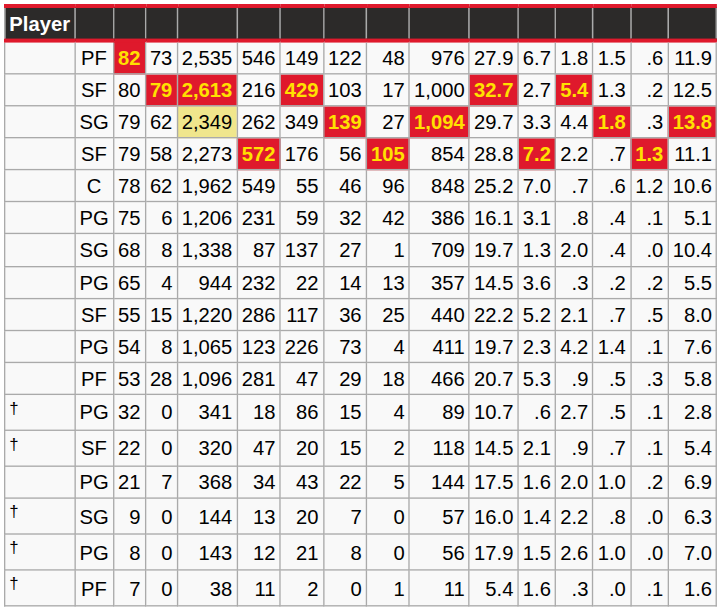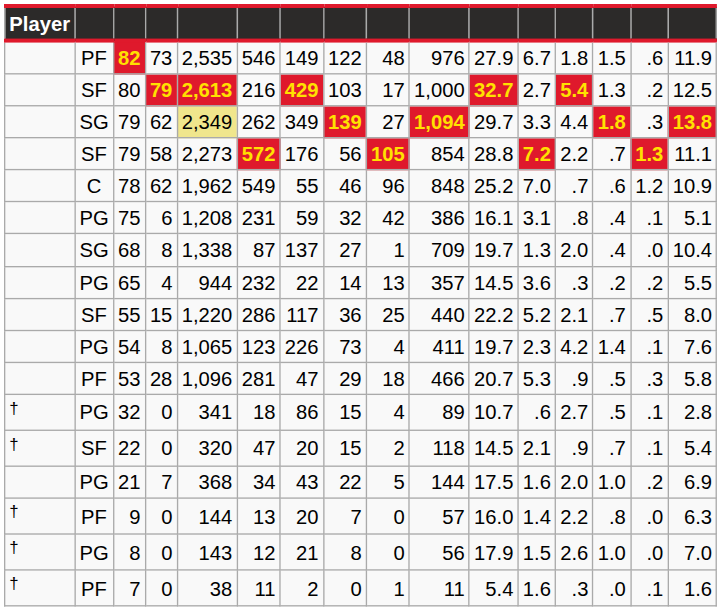(692, 186) 10.6 -> (692, 186) 10.9
(207, 218) 1,206 -> (207, 218) 1,208
(94, 516) SG -> (94, 516) PF
